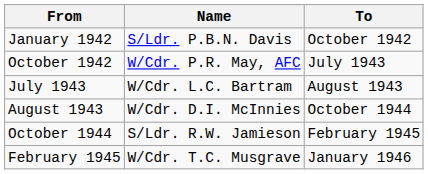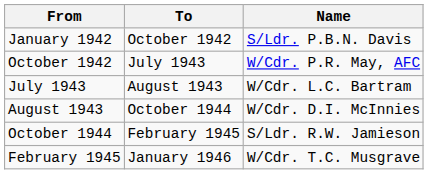columns swapped: (364, 16) <-> (214, 16)
